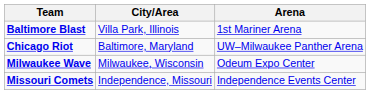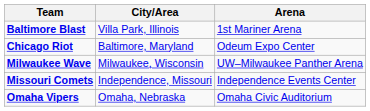(290, 47) UW–Milwaukee Panther Arena -> (266, 47) Odeum Expo Center
(266, 64) Odeum Expo Center -> (290, 64) UW–Milwaukee Panther Arena
+ row: (43, 98)
